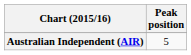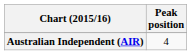(166, 41) 5 -> (166, 41) 4
